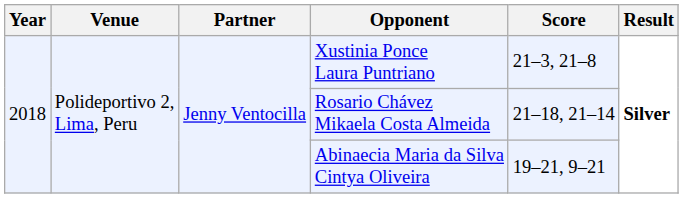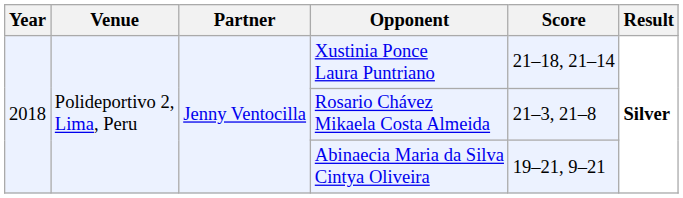(554, 61) 21–3, 21–8 -> (564, 61) 21–18, 21–14
(564, 114) 21–18, 21–14 -> (554, 114) 21–3, 21–8
